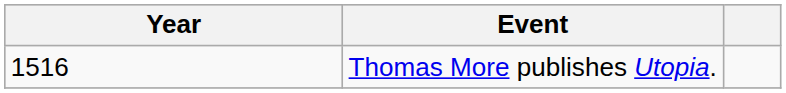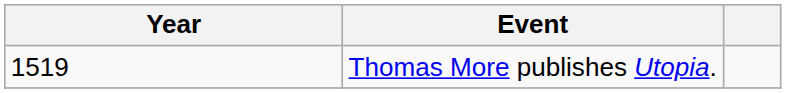(40, 66) 1516 -> (40, 66) 1519
